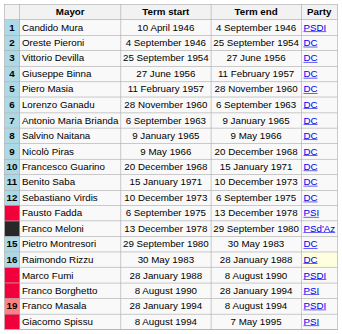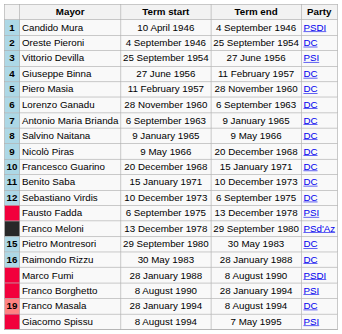(310, 58) DC -> (311, 58) PSI
(310, 259) lightyellow background -> (310, 259) no background
(315, 306) PSDI -> (310, 306) DC
